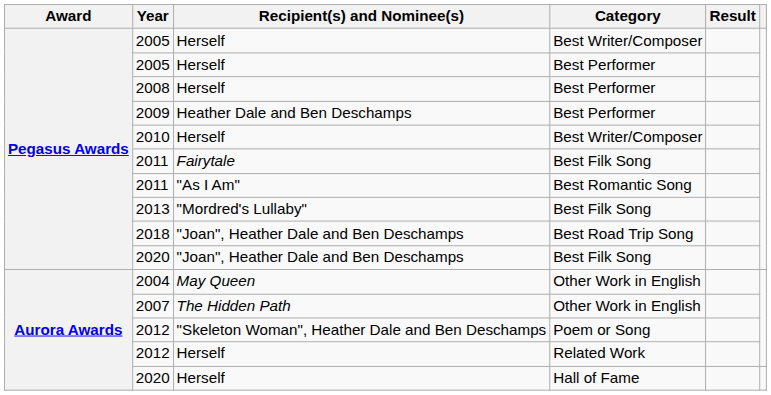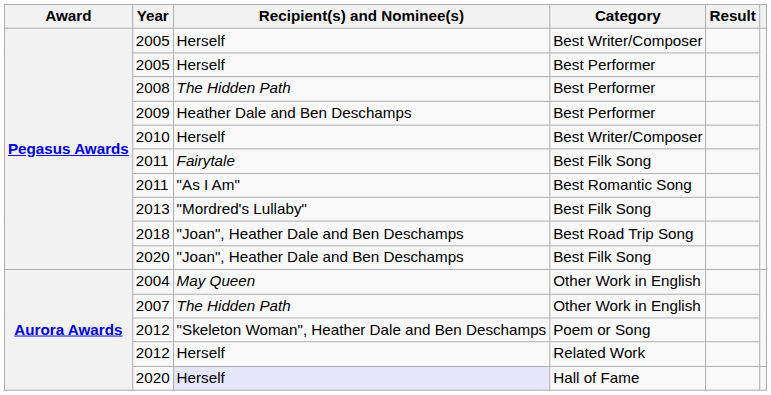(201, 88) Herself -> (234, 88) The Hidden Path
(201, 378) no background -> (201, 378) lavender background
